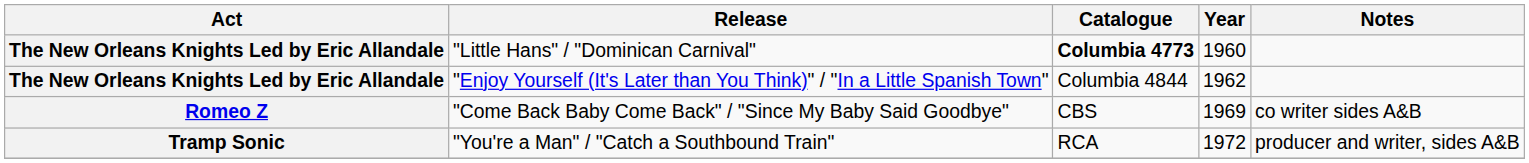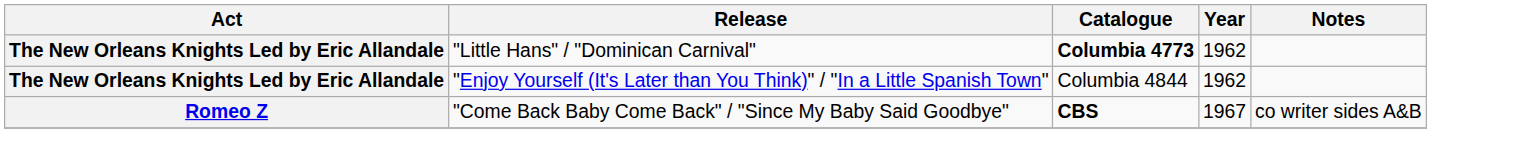(1225, 50) 1960 -> (1225, 50) 1962
(1077, 111) normal -> (1078, 111) bold
(1225, 111) 1969 -> (1225, 111) 1967
- row: (644, 142)
